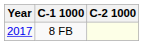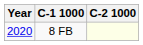(20, 31) 2017 -> (20, 31) 2020
